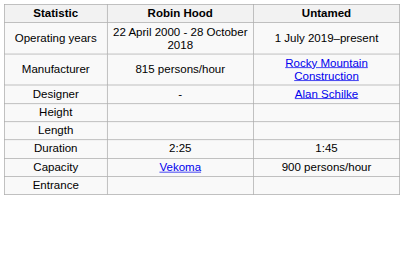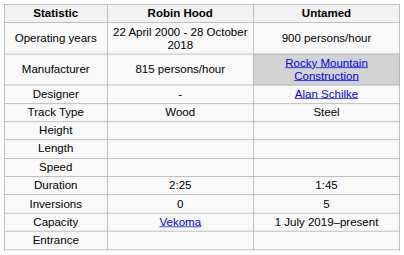(327, 38) 1 July 2019–present -> (327, 38) 900 persons/hour
(327, 69) no background -> (327, 69) lightgrey background
+ row: (56, 112)
+ row: (56, 167)
+ row: (56, 203)
(327, 167) 900 persons/hour -> (327, 222) 1 July 2019–present
